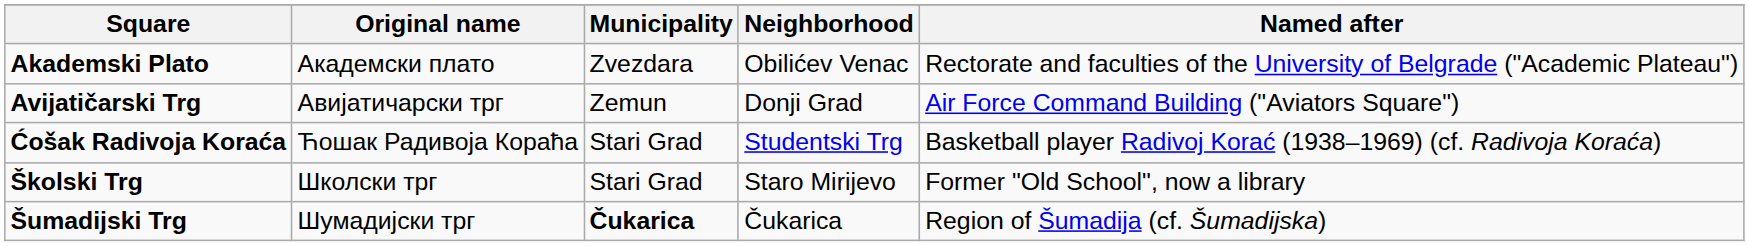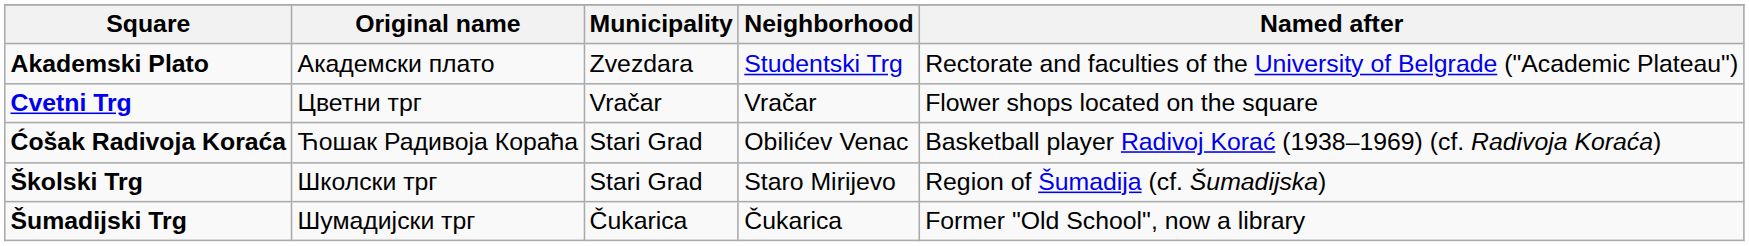(826, 63) Obilićev Venac -> (824, 63) Studentski Trg
- row: (106, 102)
+ row: (71, 102)
(824, 142) Studentski Trg -> (826, 142) Obilićev Venac
(1115, 181) Former "Old School", now a library -> (1126, 181) Region of Šumadija (cf. Šumadijska)
(642, 220) bold -> (638, 220) normal
(1126, 220) Region of Šumadija (cf. Šumadijska) -> (1115, 220) Former "Old School", now a library
